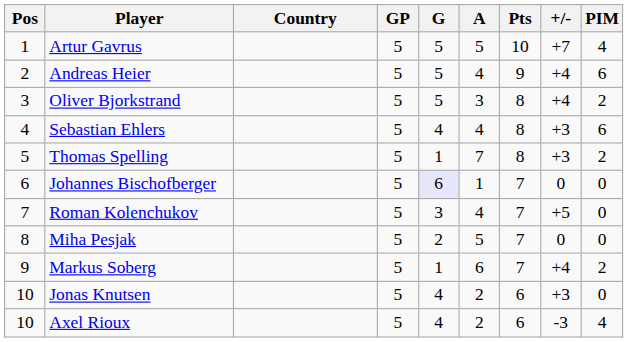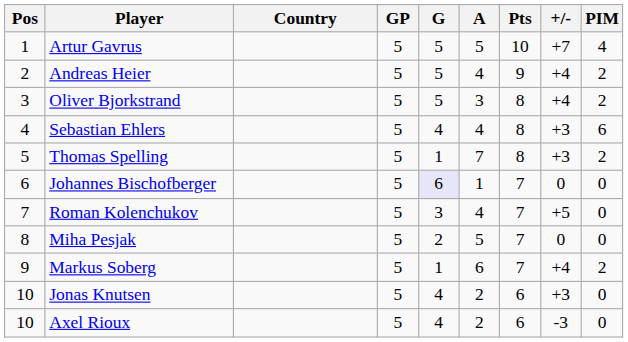(602, 73) 6 -> (602, 73) 2
(602, 322) 4 -> (602, 322) 0
